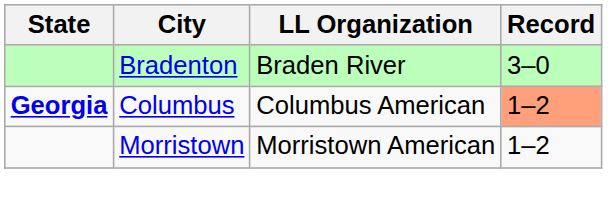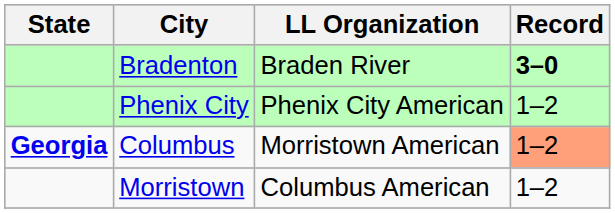(528, 65) normal -> (537, 65) bold
+ row: (184, 106)
(371, 106) Columbus American -> (380, 146) Morristown American
(376, 146) Morristown American -> (375, 187) Columbus American
